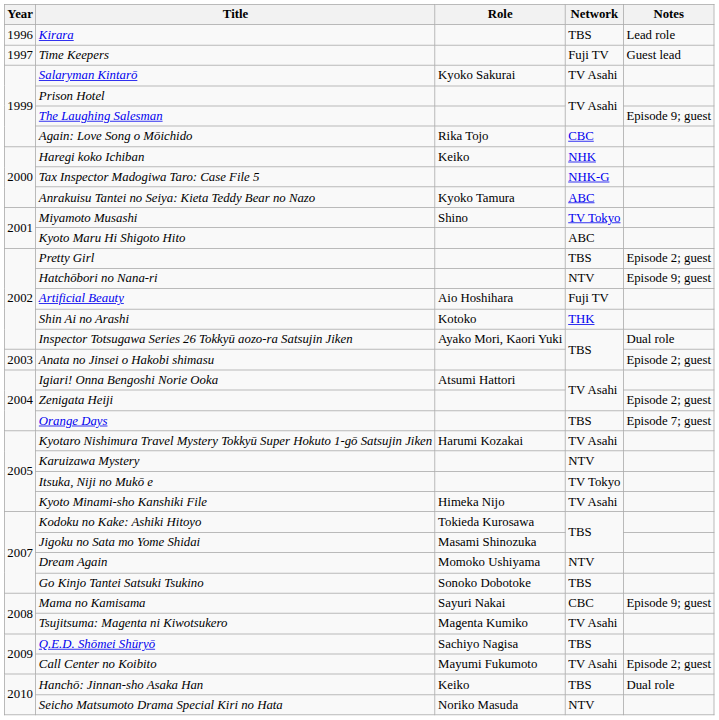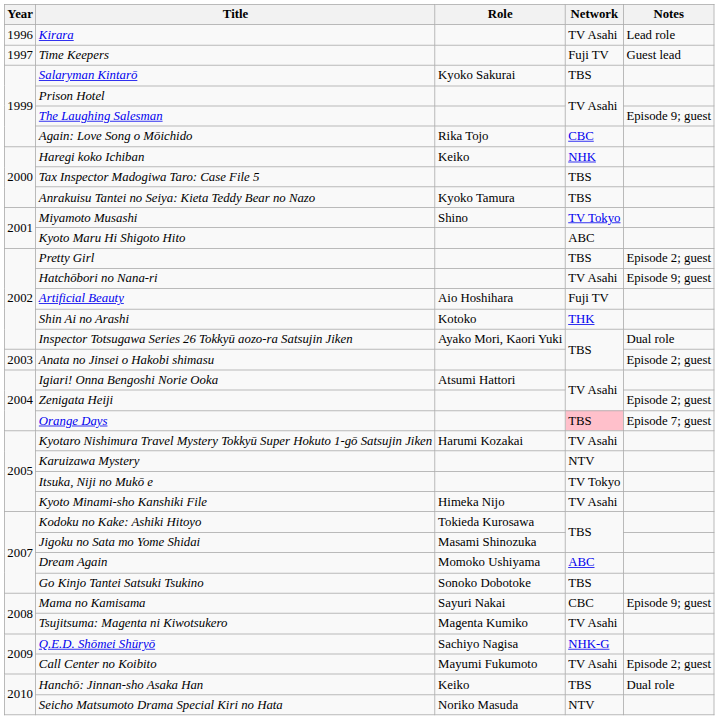(580, 34) TBS -> (593, 34) TV Asahi
(593, 75) TV Asahi -> (580, 75) TBS
(589, 177) NHK-G -> (580, 177) TBS
(581, 197) ABC -> (580, 197) TBS
(581, 278) NTV -> (593, 278) TV Asahi
(580, 420) no background -> (580, 420) pink background
(581, 562) NTV -> (581, 562) ABC
(580, 643) TBS -> (589, 643) NHK-G
